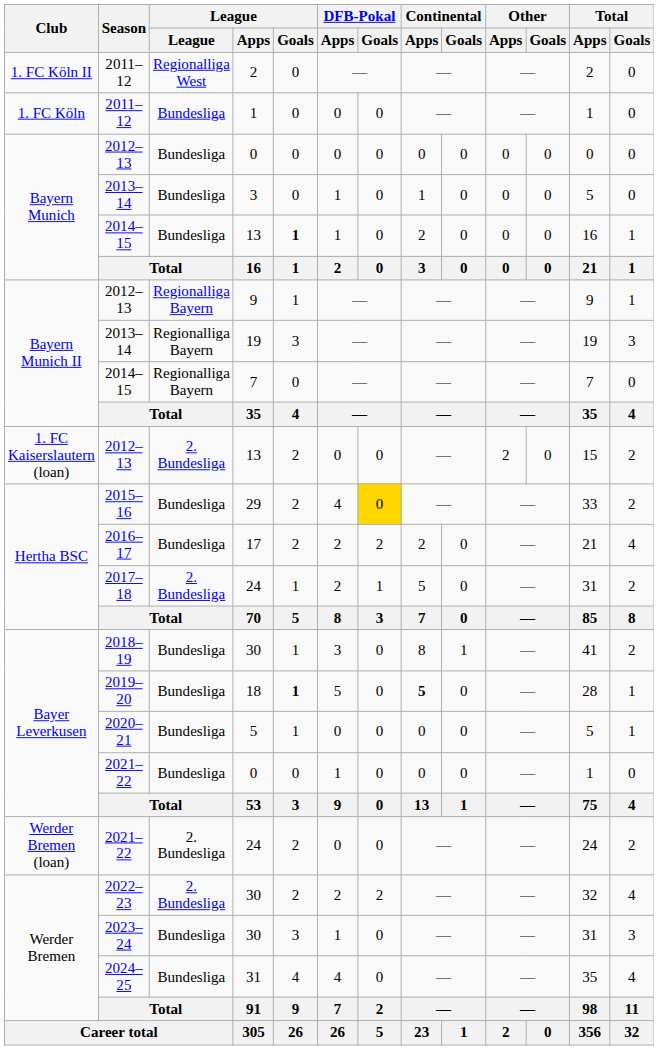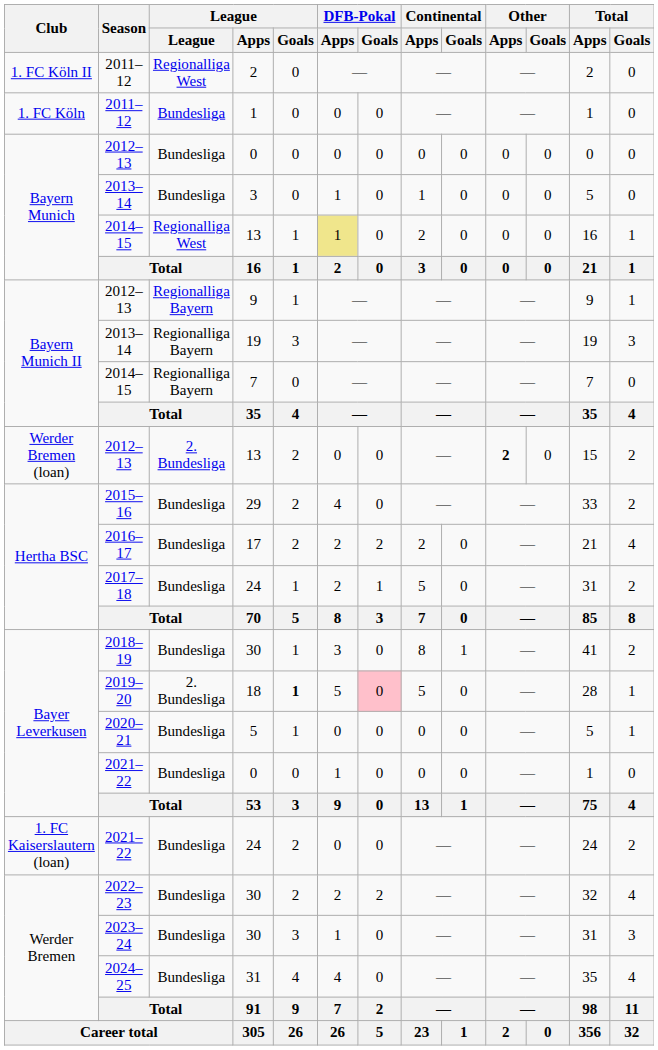(191, 235) Bundesliga -> (191, 235) Regionalliga West
(296, 235) bold -> (296, 235) normal
(338, 235) no background -> (338, 235) khaki background
(51, 454) 1. FC Kaiserslautern (loan) -> (51, 454) Werder Bremen (loan)
(506, 454) normal -> (506, 454) bold
(380, 504) gold background -> (380, 504) no background
(191, 585) 2. Bundesliga -> (191, 585) Bundesliga
(191, 691) Bundesliga -> (191, 691) 2. Bundesliga
(380, 691) no background -> (380, 691) pink background
(422, 691) bold -> (422, 691) normal
(51, 845) Werder Bremen (loan) -> (51, 845) 1. FC Kaiserslautern (loan)
(191, 845) 2. Bundesliga -> (191, 845) Bundesliga
(191, 894) 2. Bundesliga -> (191, 894) Bundesliga
